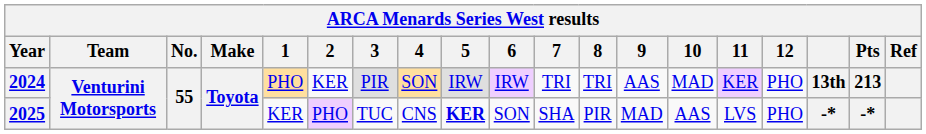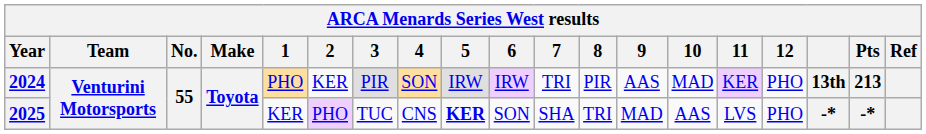(598, 82) TRI -> (598, 82) PIR
(598, 113) PIR -> (598, 113) TRI
